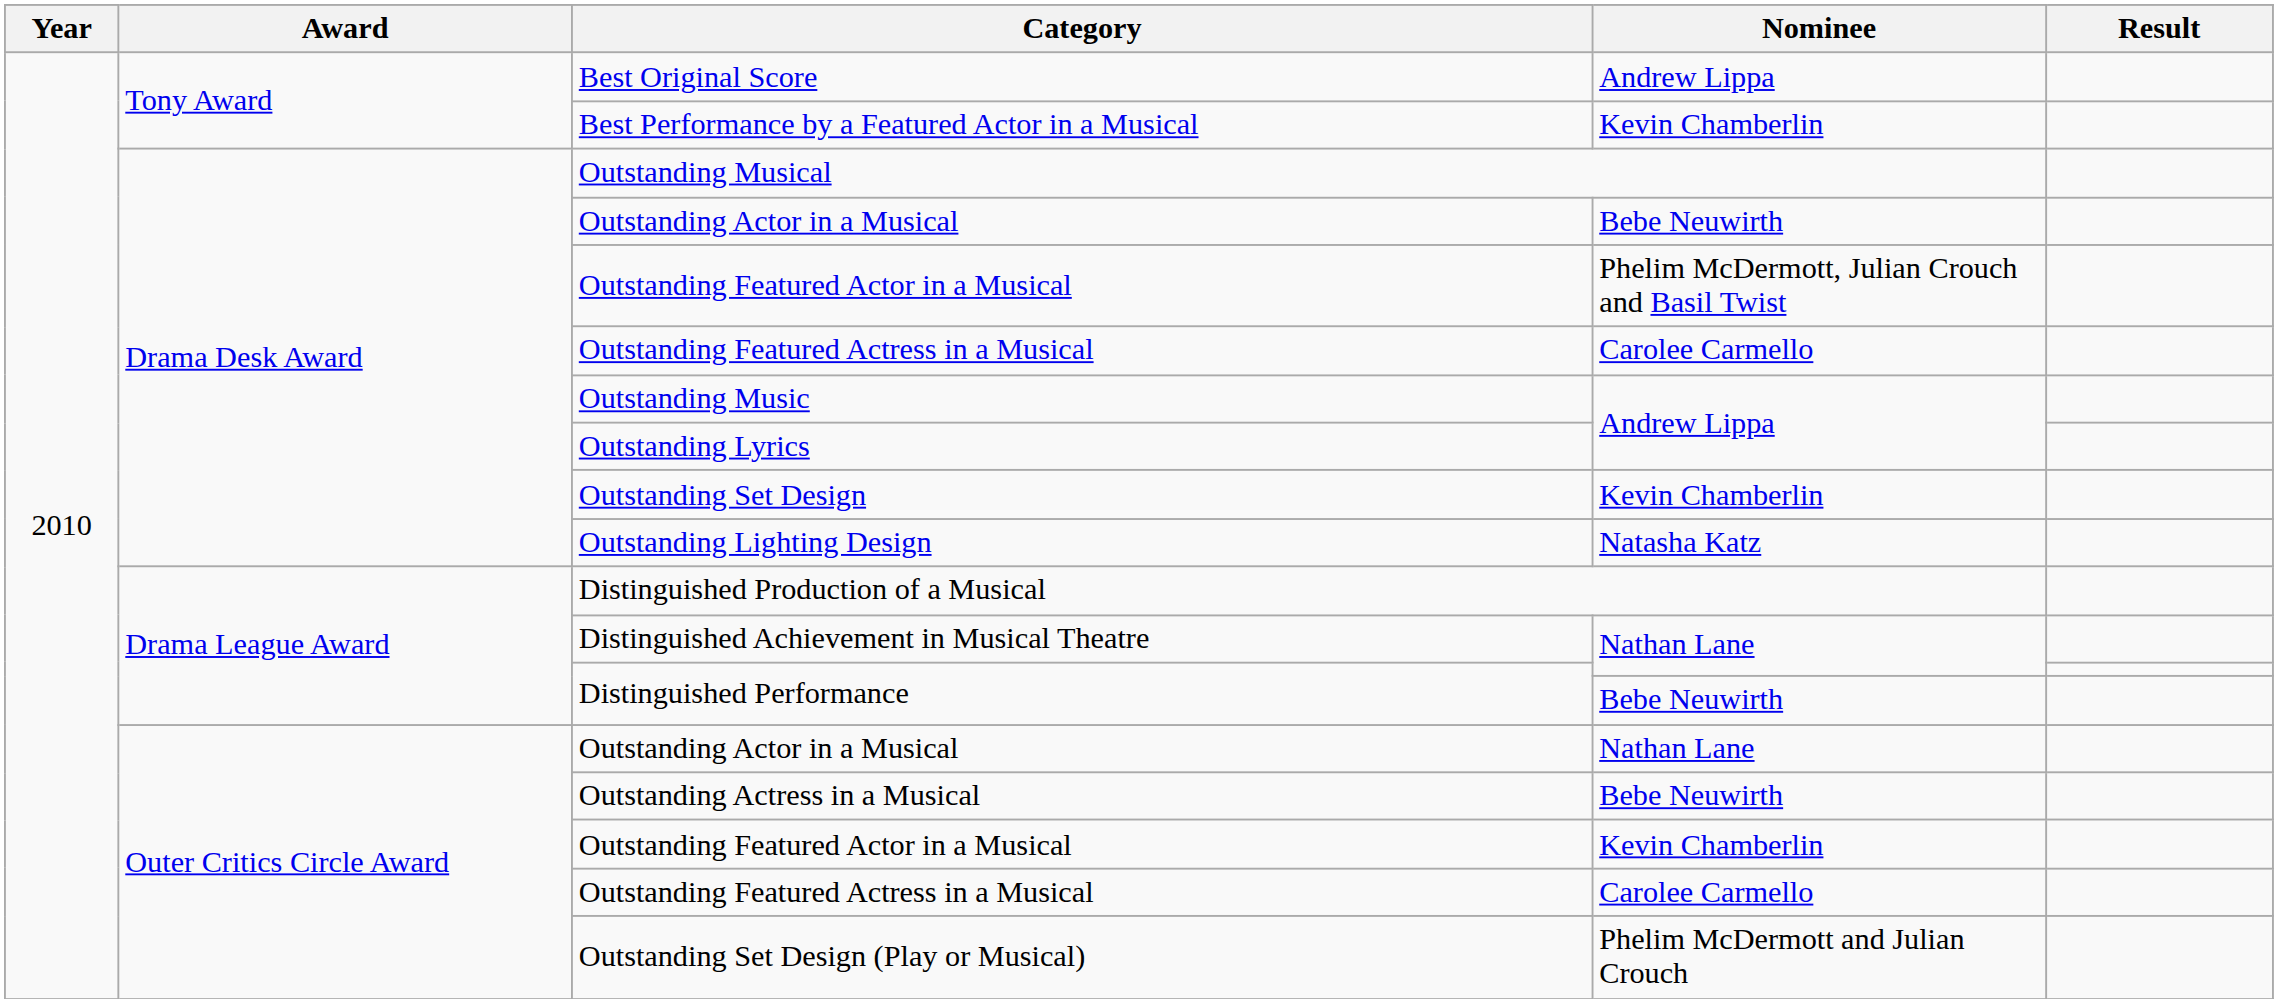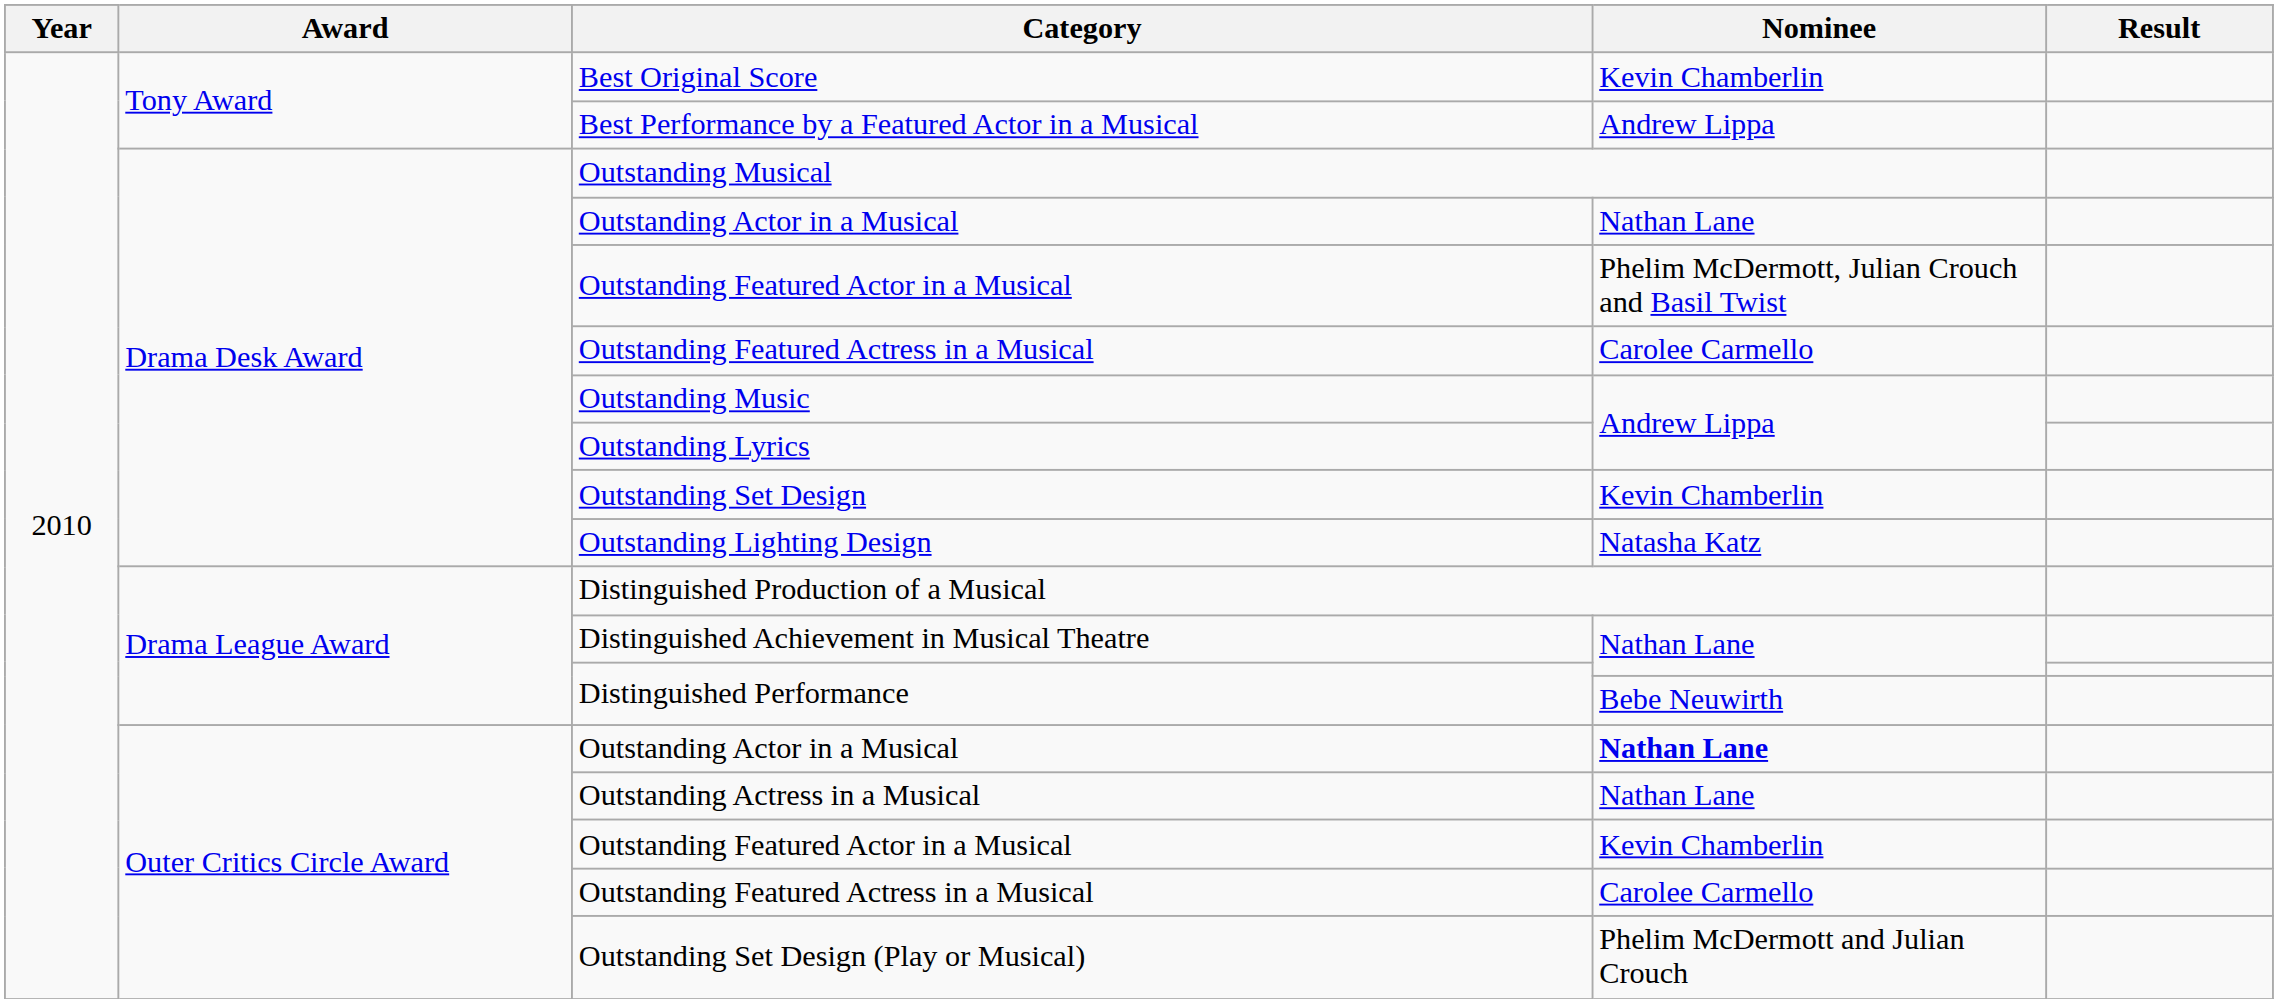(1687, 76) Andrew Lippa -> (1711, 76) Kevin Chamberlin
(1711, 124) Kevin Chamberlin -> (1687, 124) Andrew Lippa
(1691, 220) Bebe Neuwirth -> (1677, 220) Nathan Lane
(1677, 747) normal -> (1684, 747) bold
(1691, 795) Bebe Neuwirth -> (1677, 795) Nathan Lane
